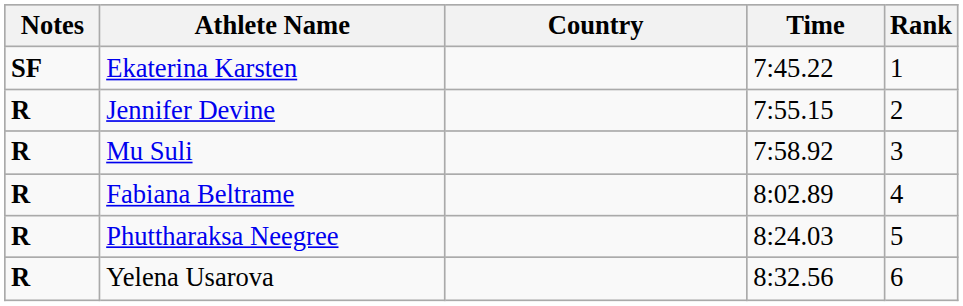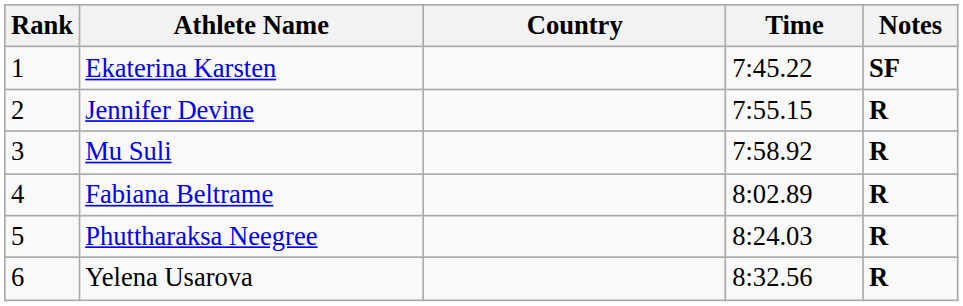columns swapped: (921, 25) <-> (52, 25)
